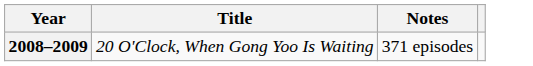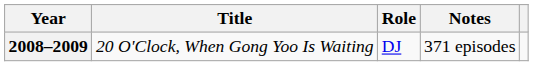+ column: (399, 18)
